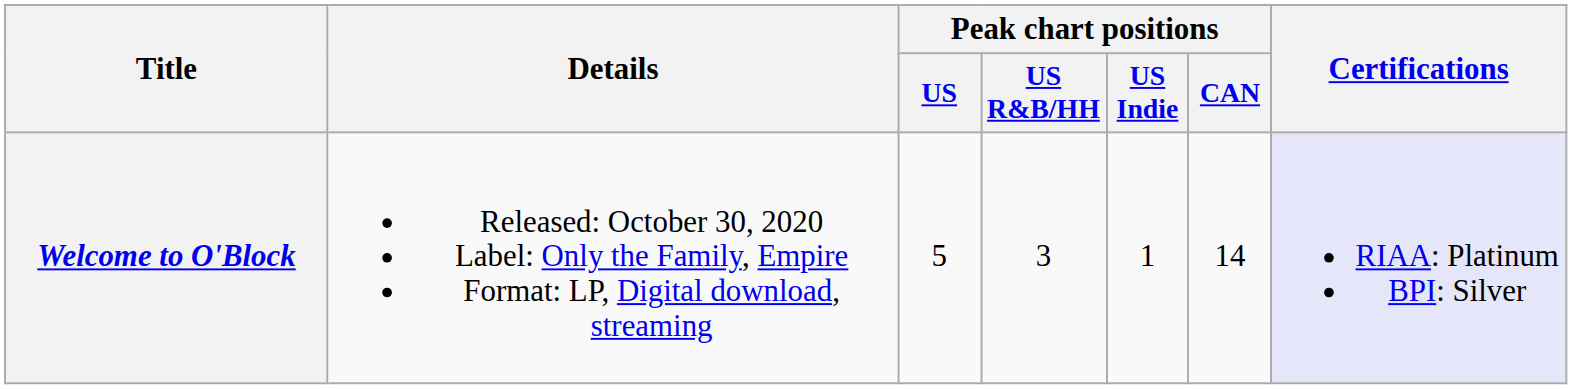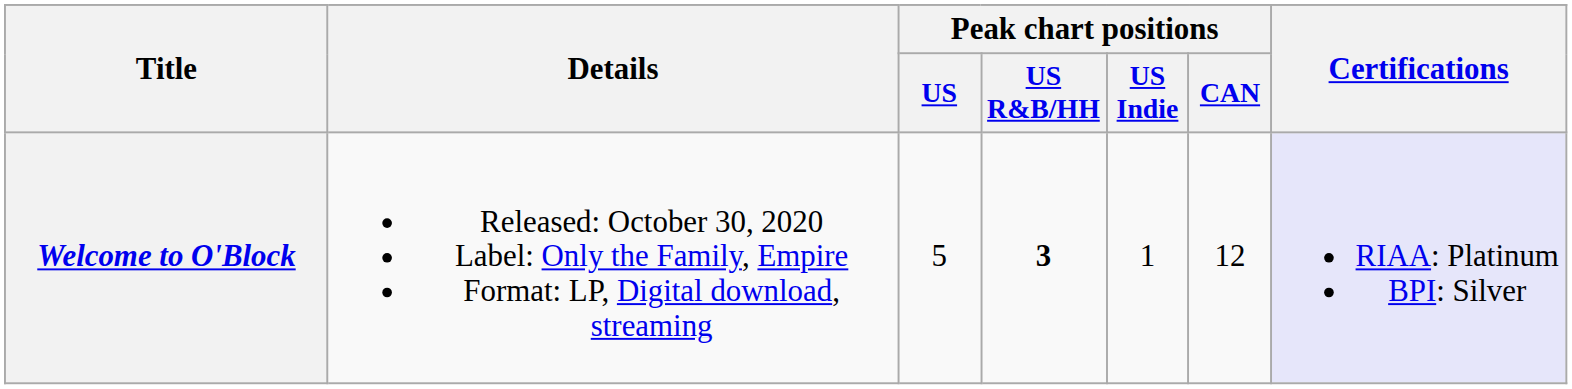(1043, 256) normal -> (1043, 256) bold
(1230, 256) 14 -> (1230, 256) 12
